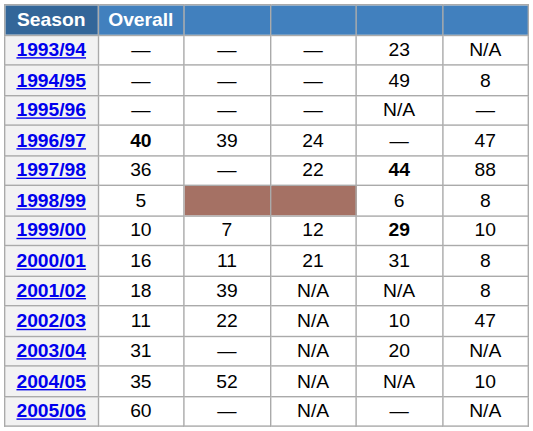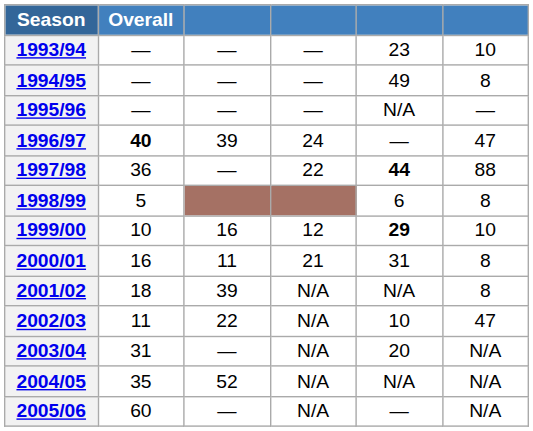(485, 50) N/A -> (485, 50) 10
(227, 230) 7 -> (227, 230) 16
(485, 381) 10 -> (485, 381) N/A
